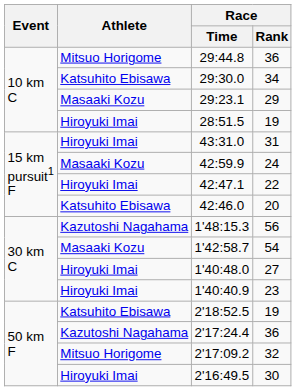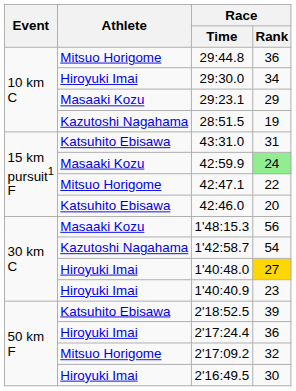(115, 79) Katsuhito Ebisawa -> (99, 79) Hiroyuki Imai
(99, 121) Hiroyuki Imai -> (124, 121) Kazutoshi Nagahama
(99, 142) Hiroyuki Imai -> (115, 142) Katsuhito Ebisawa
(272, 164) no background -> (272, 164) lightgreen background
(99, 185) Hiroyuki Imai -> (111, 185) Mitsuo Horigome
(124, 227) Kazutoshi Nagahama -> (102, 227) Masaaki Kozu
(102, 248) Masaaki Kozu -> (124, 248) Kazutoshi Nagahama
(272, 269) no background -> (272, 269) gold background
(272, 312) 19 -> (272, 312) 39
(124, 333) Kazutoshi Nagahama -> (99, 333) Hiroyuki Imai
